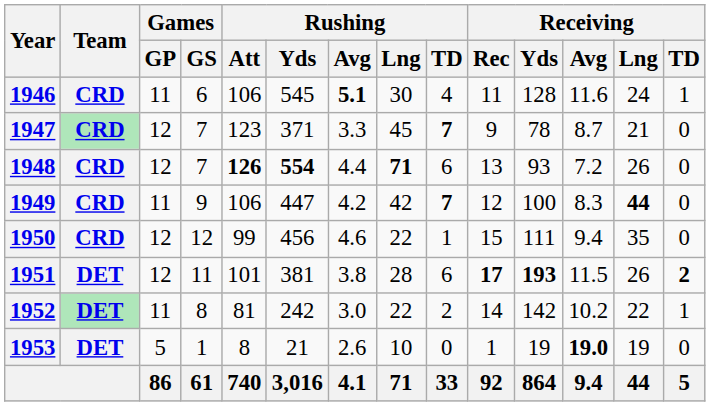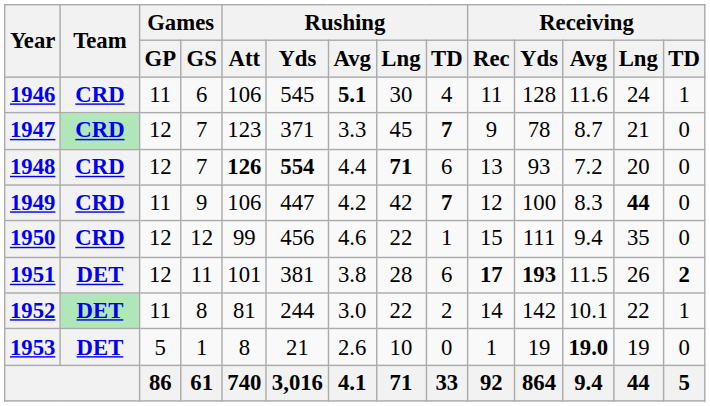(638, 166) 26 -> (638, 166) 20
(297, 310) 242 -> (297, 310) 244
(588, 310) 10.2 -> (588, 310) 10.1
